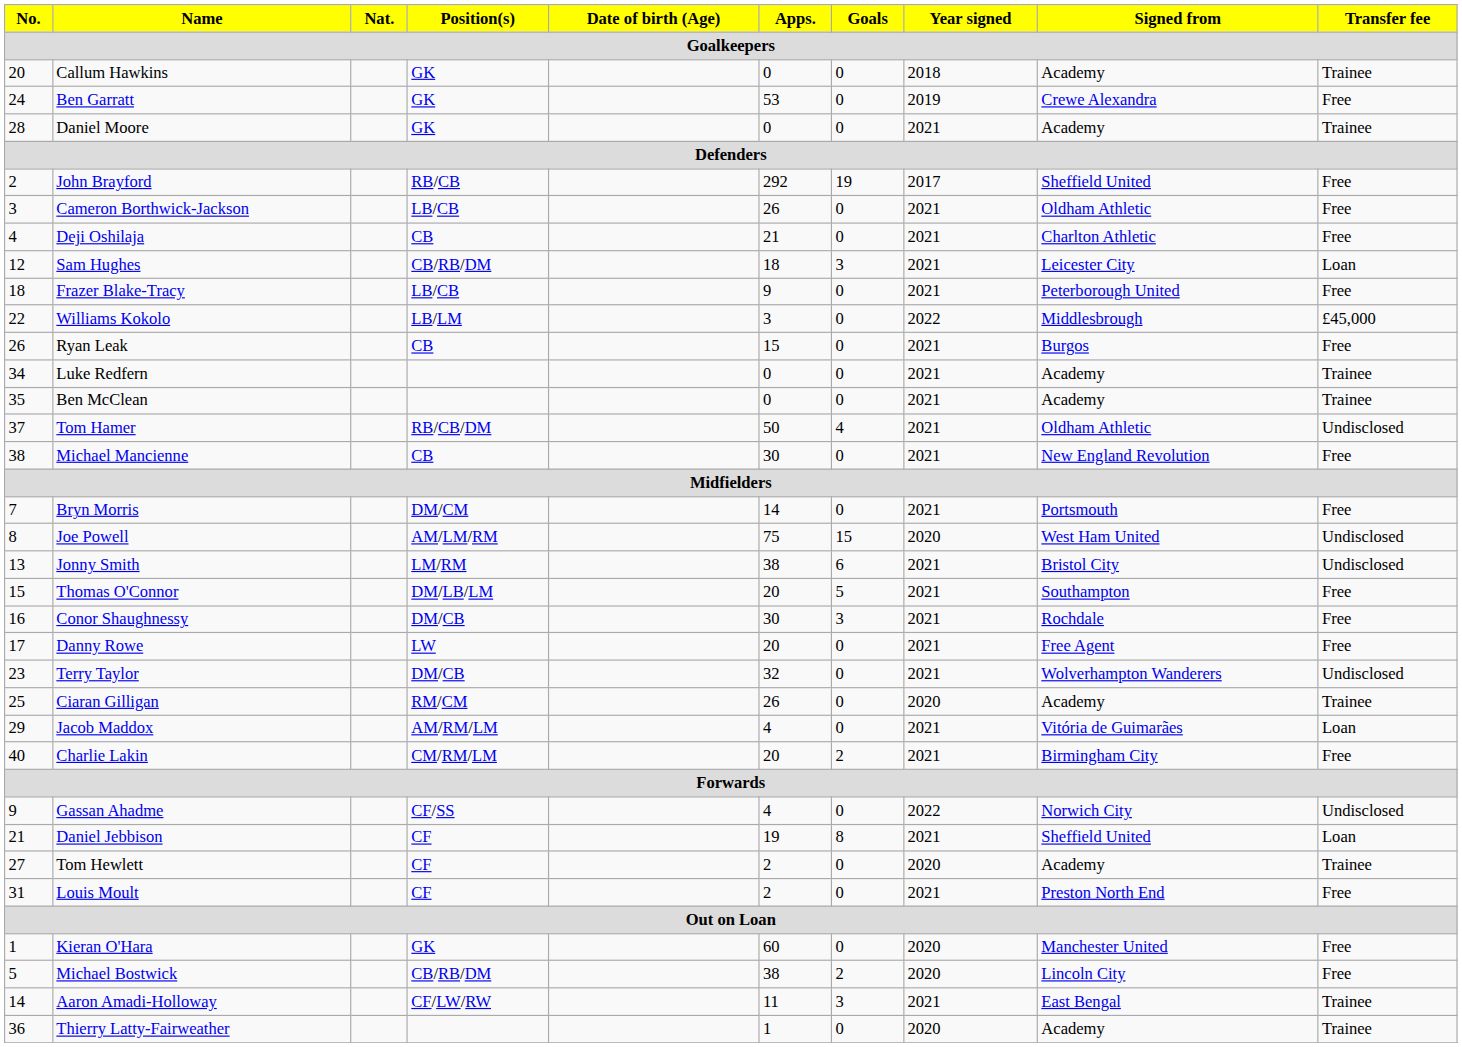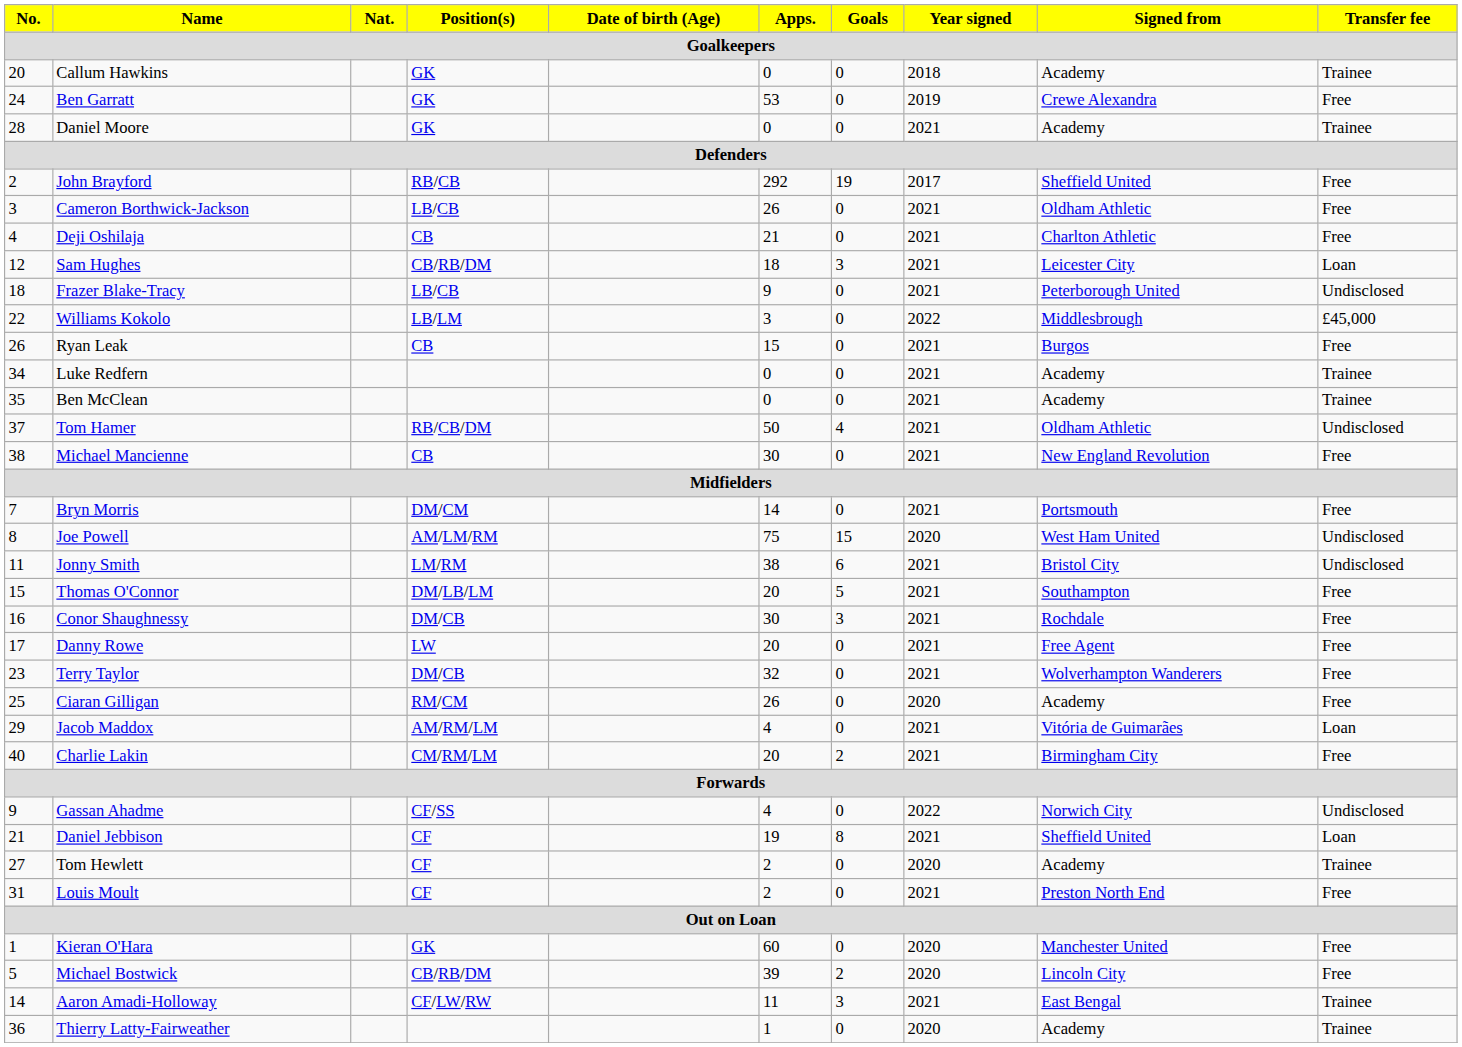(1337, 291) Free -> (1363, 291) Undisclosed
(17, 564) 13 -> (16, 564) 11
(1363, 674) Undisclosed -> (1337, 674) Free
(1347, 701) Trainee -> (1337, 701) Free
(771, 974) 38 -> (771, 974) 39
